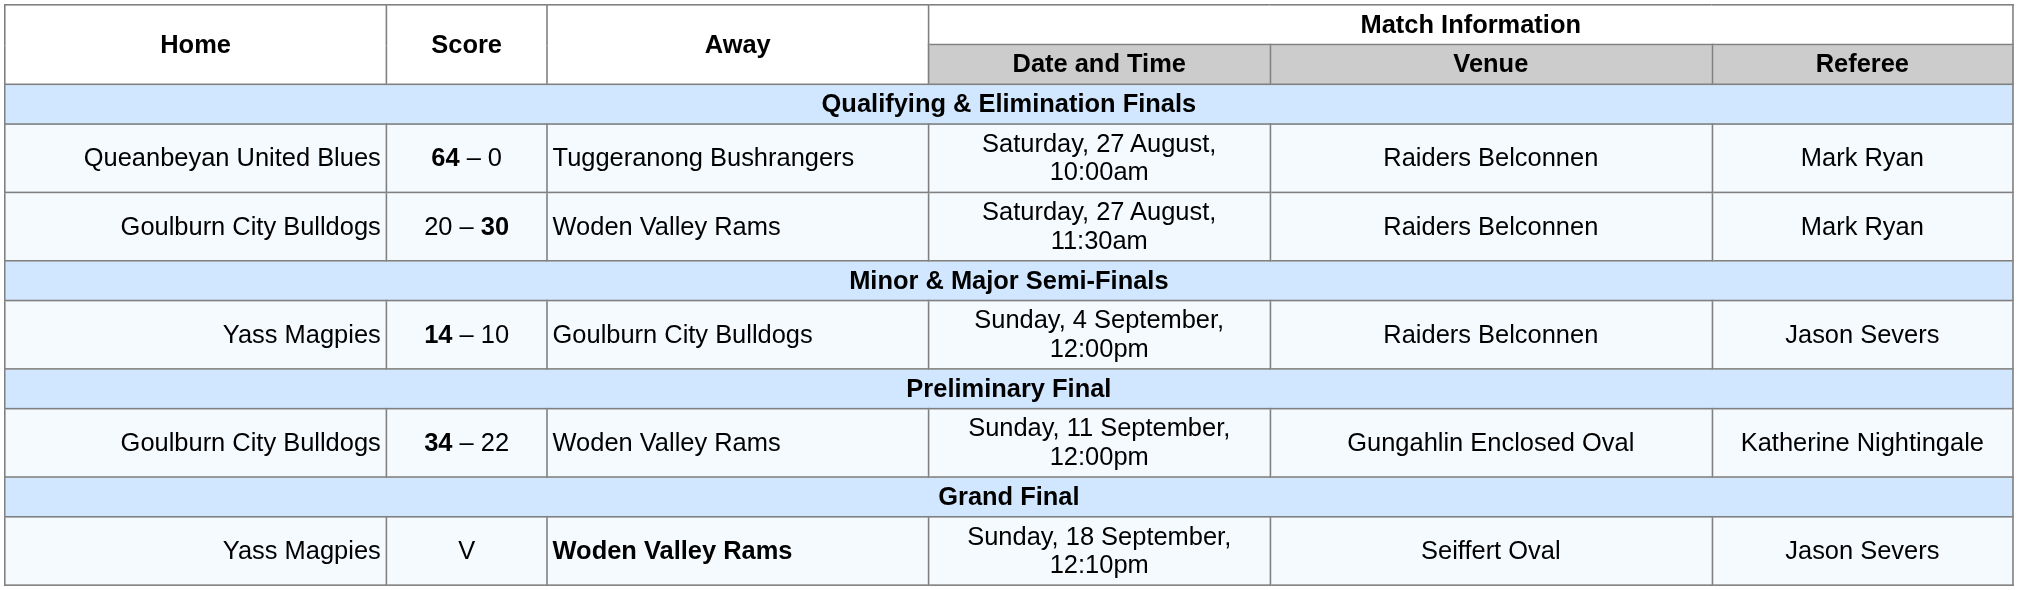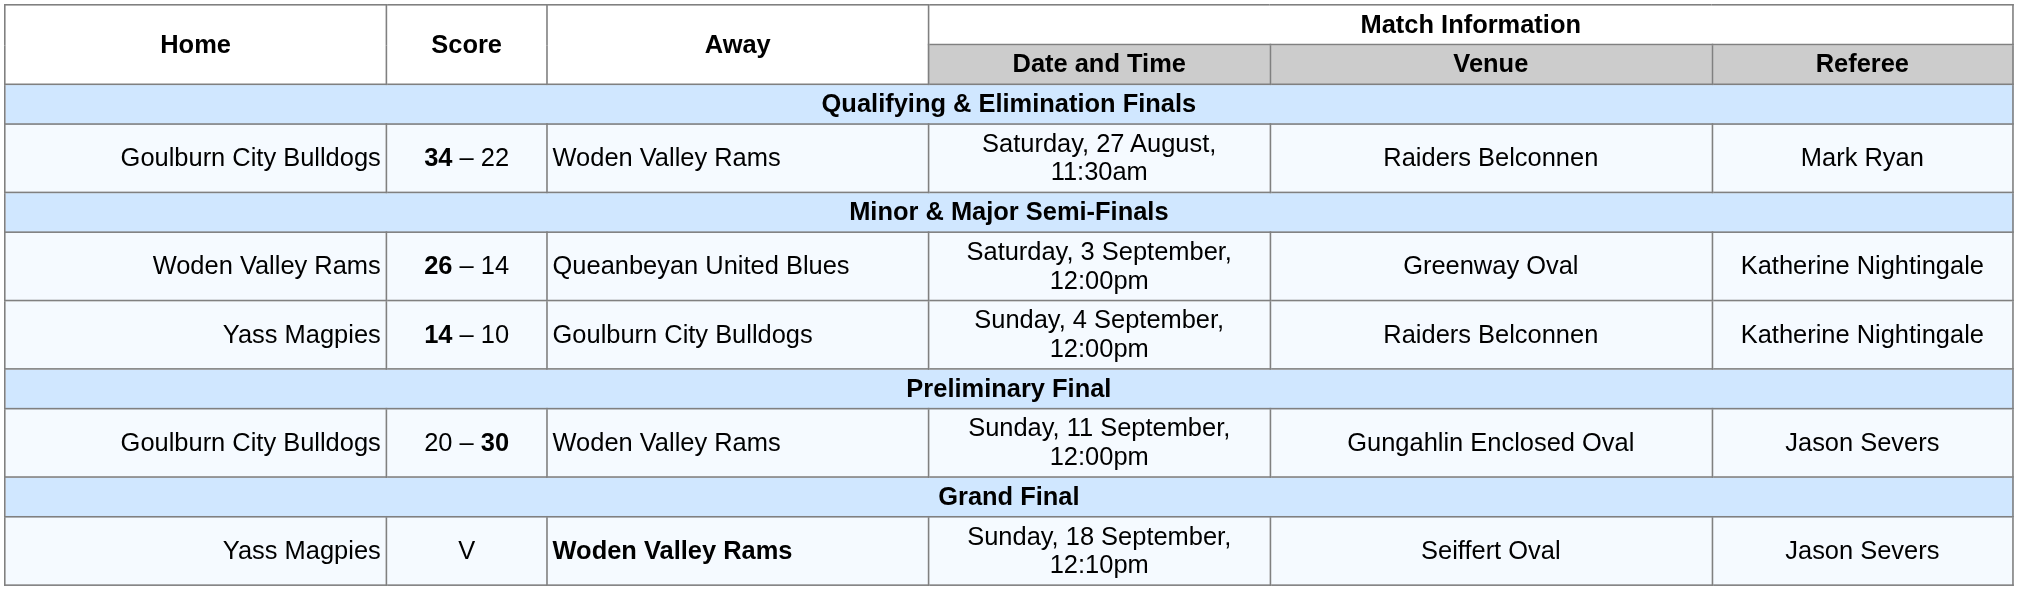- row: (1099, 157)
(467, 226) 20 – 30 -> (467, 157) 34 – 22
+ row: (1099, 266)
(1862, 334) Jason Severs -> (1862, 334) Katherine Nightingale
(467, 442) 34 – 22 -> (467, 442) 20 – 30
(1862, 442) Katherine Nightingale -> (1862, 442) Jason Severs
